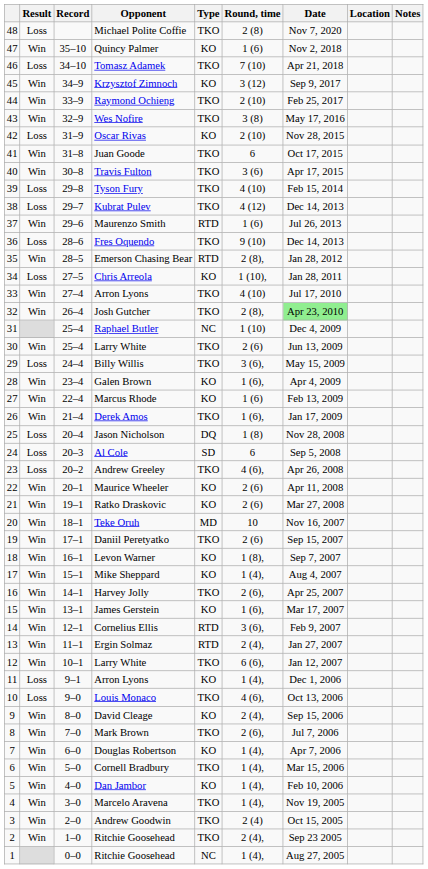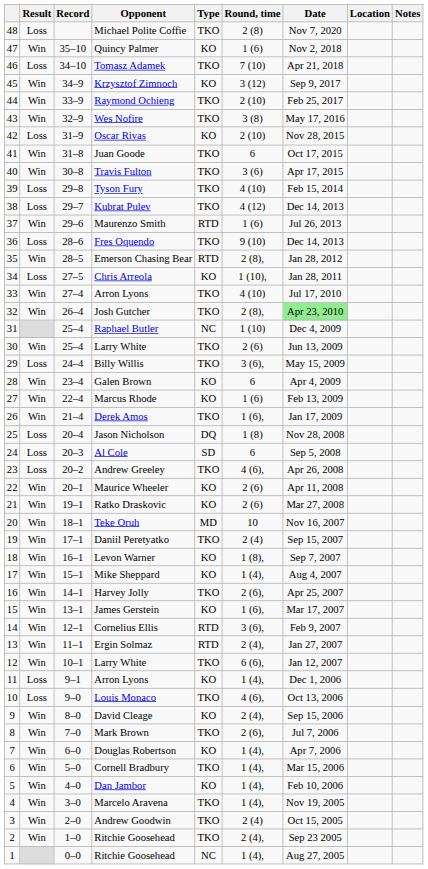(253, 381) 1 (6), -> (253, 381) 6
(253, 539) 2 (6) -> (253, 539) 2 (4)
